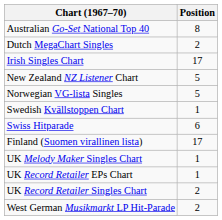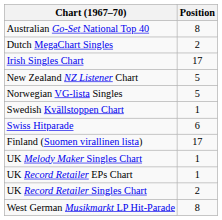(197, 207) 2 -> (197, 207) 8
